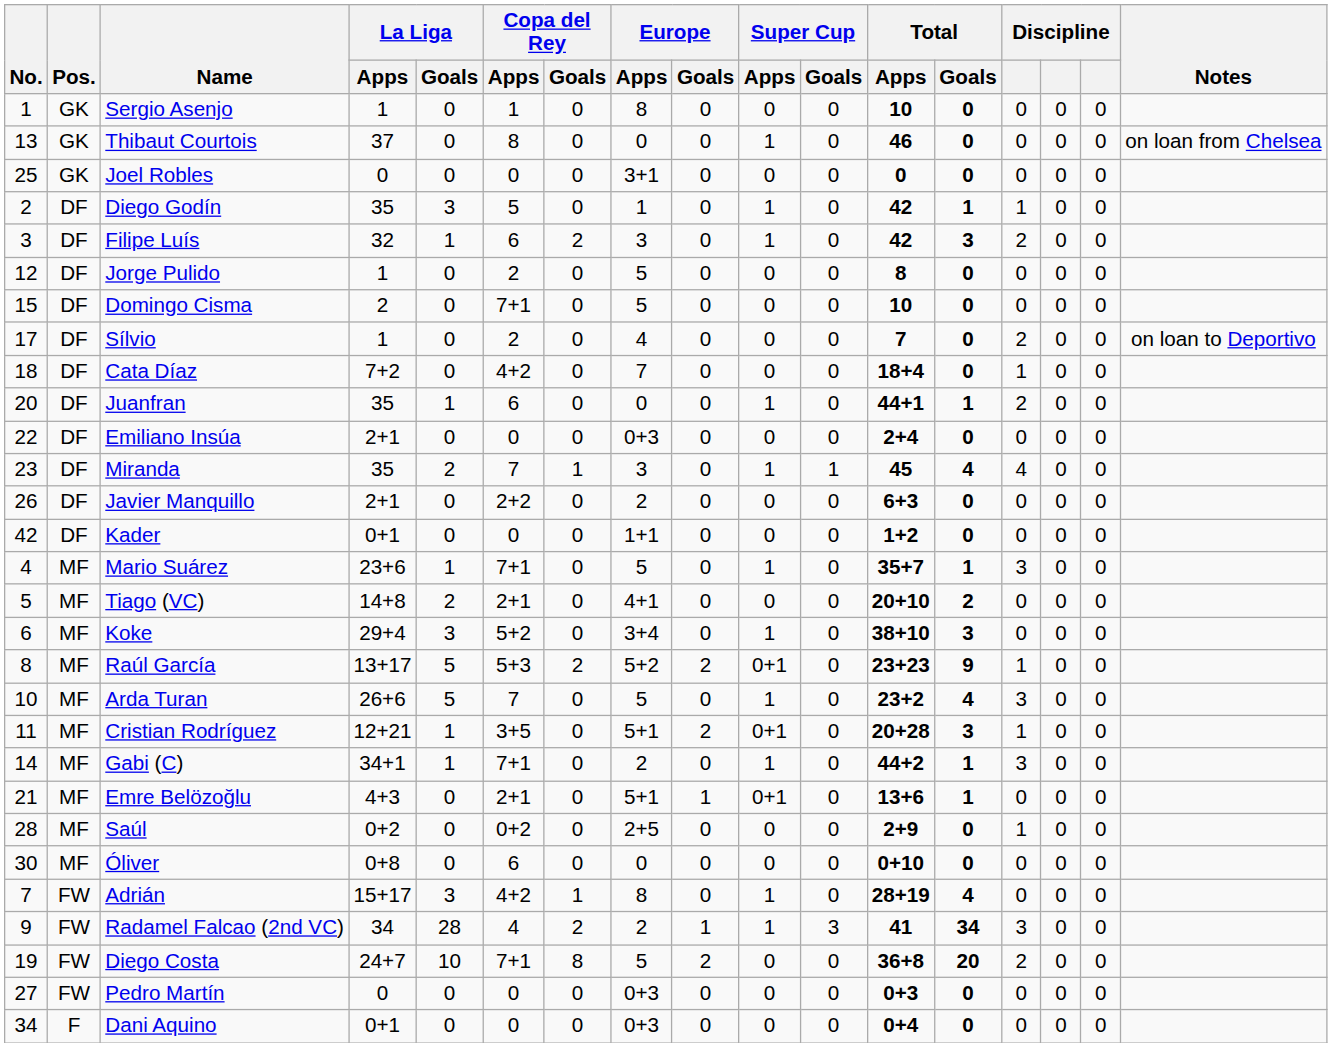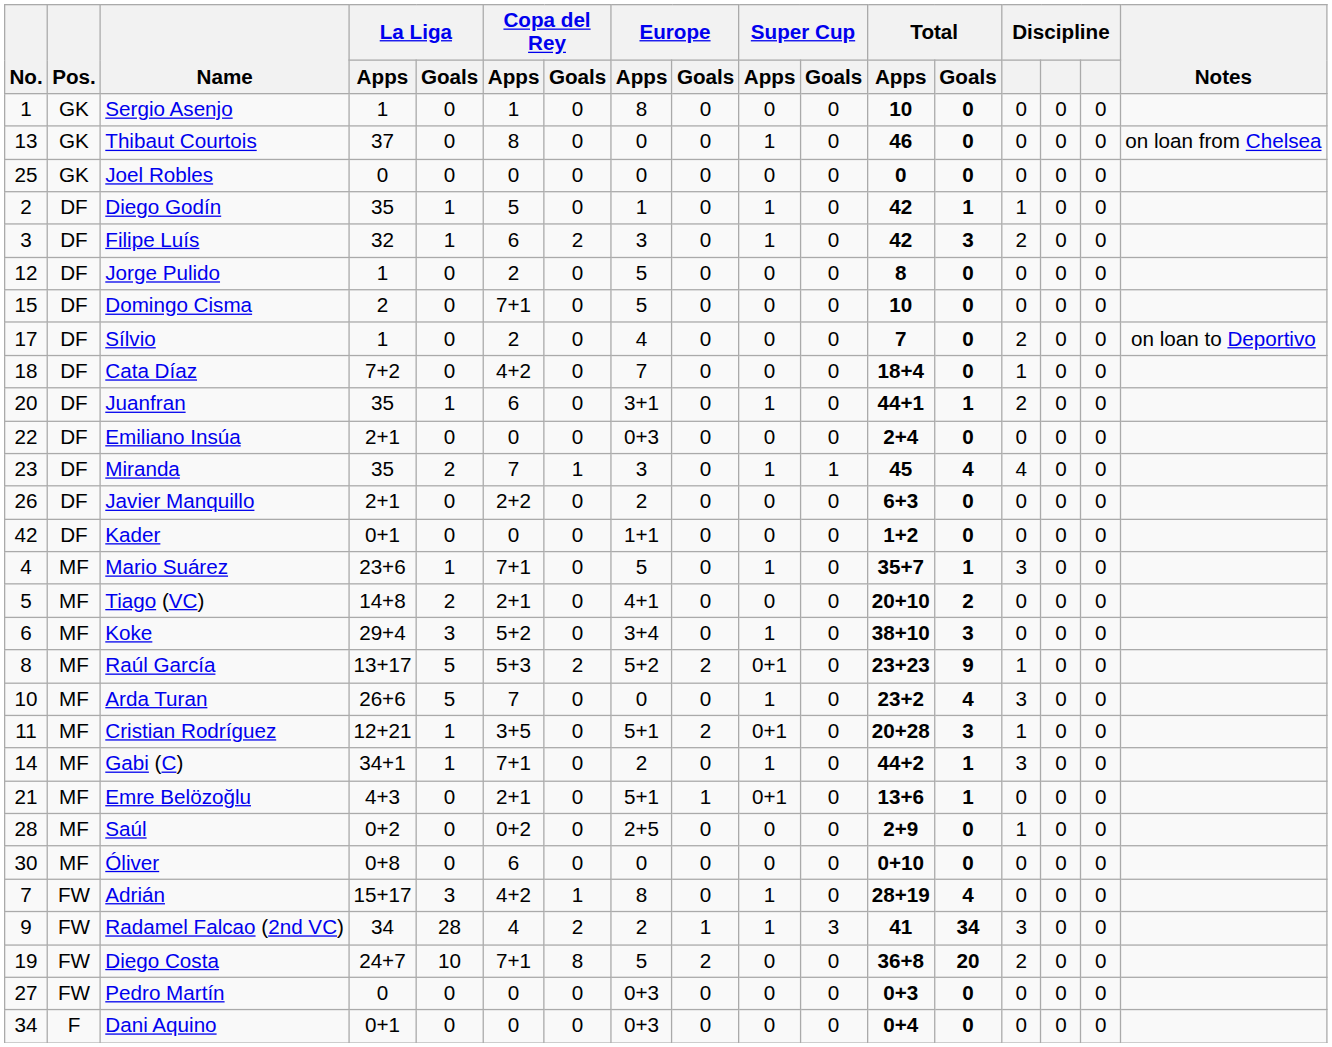(642, 175) 3+1 -> (642, 175) 0
(450, 207) 3 -> (450, 207) 1
(642, 404) 0 -> (642, 404) 3+1
(642, 698) 5 -> (642, 698) 0
